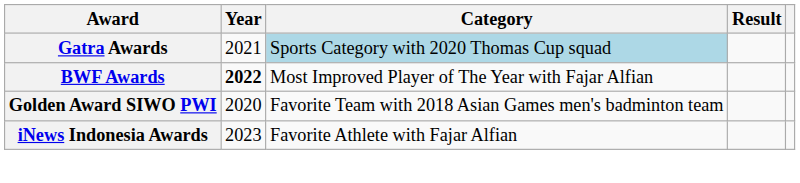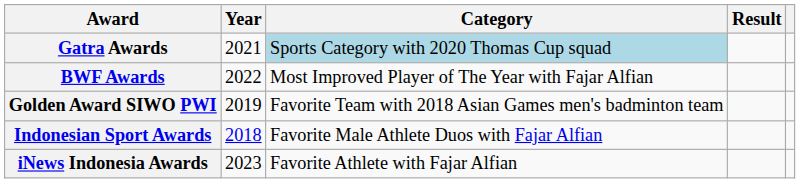(243, 76) bold -> (243, 76) normal
(243, 105) 2020 -> (243, 105) 2019
+ row: (113, 134)
